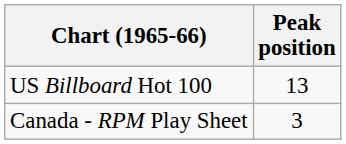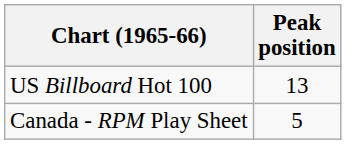(297, 120) 3 -> (297, 120) 5
